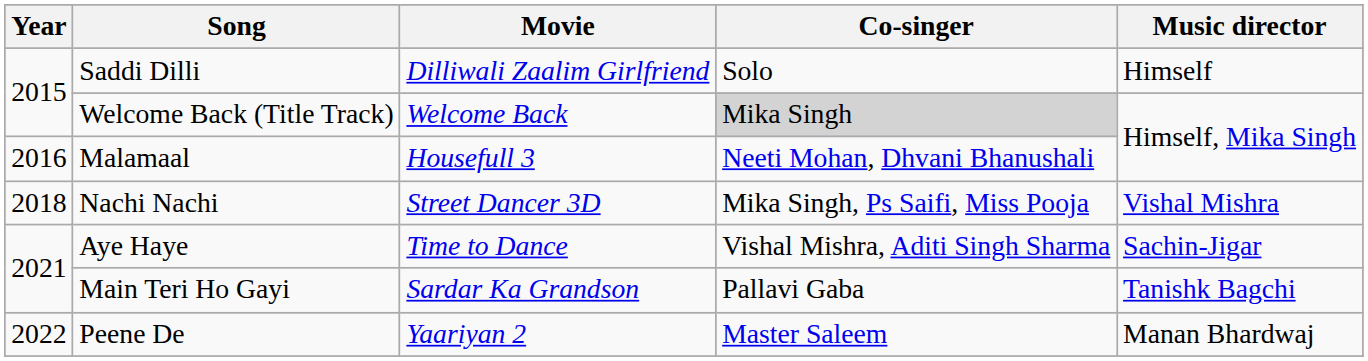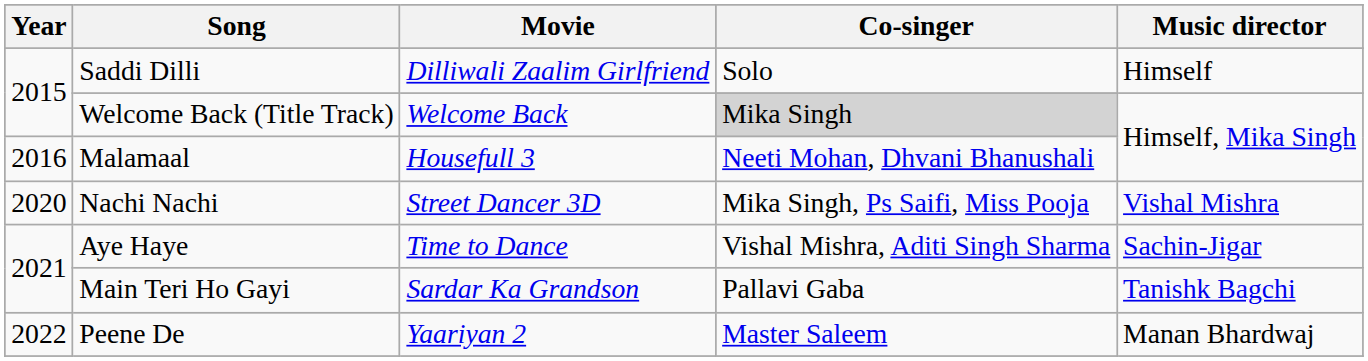(39, 202) 2018 -> (39, 202) 2020
